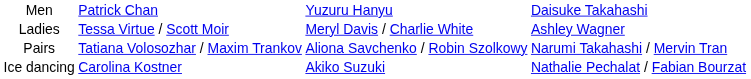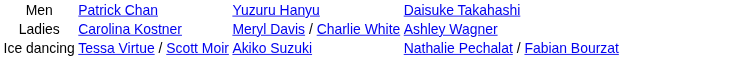(154, 29) Tessa Virtue / Scott Moir -> (130, 29) Carolina Kostner
- row: (39, 48)
(130, 67) Carolina Kostner -> (154, 48) Tessa Virtue / Scott Moir
